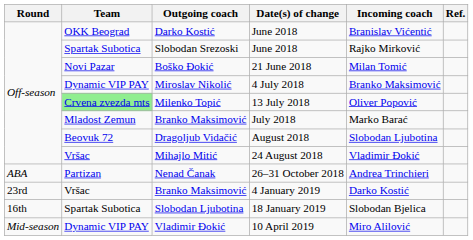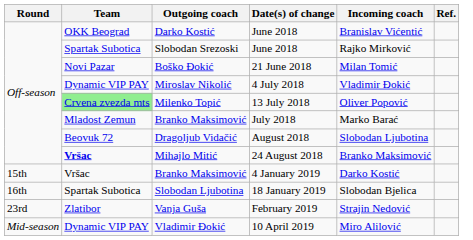(395, 84) Branko Maksimović -> (375, 84) Vladimir Đokić
(77, 155) normal -> (78, 155) bold
(384, 155) Vladimir Đokić -> (385, 155) Branko Maksimović
- row: (185, 173)
(17, 191) 23rd -> (17, 173) 15th
+ row: (180, 208)
